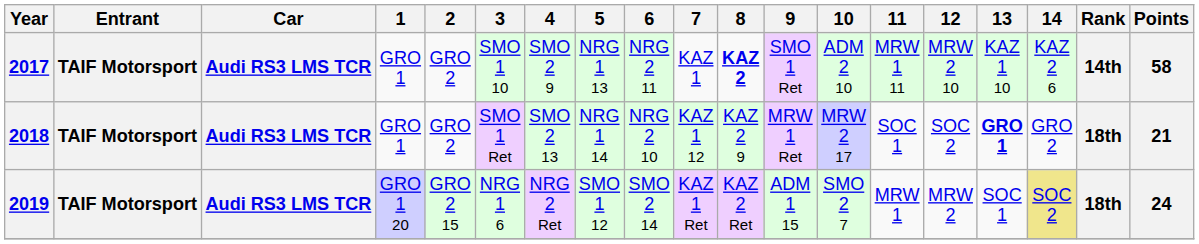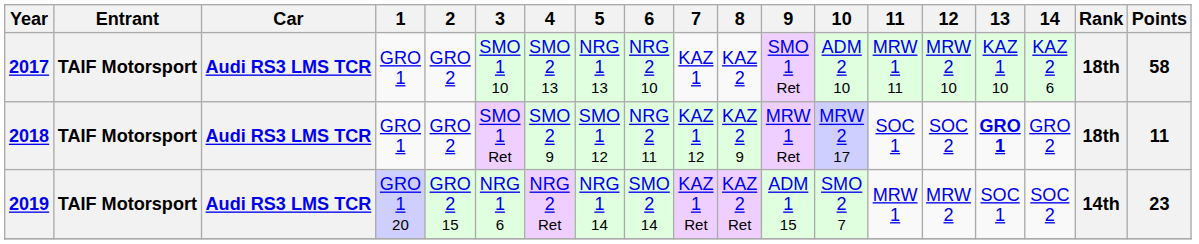(550, 66) SMO 2 9 -> (550, 66) SMO 2 13
(649, 66) NRG 2 11 -> (649, 66) NRG 2 10
(741, 67) bold -> (740, 67) normal
(1103, 67) 14th -> (1101, 67) 18th
(550, 135) SMO 2 13 -> (550, 135) SMO 2 9
(599, 135) NRG 1 14 -> (599, 135) SMO 1 12
(649, 135) NRG 2 10 -> (649, 135) NRG 2 11
(1161, 135) 21 -> (1159, 135) 11
(599, 203) SMO 1 12 -> (599, 203) NRG 1 14
(1052, 204) khaki background -> (1050, 204) no background
(1103, 204) 18th -> (1101, 204) 14th
(1161, 204) 24 -> (1159, 204) 23
